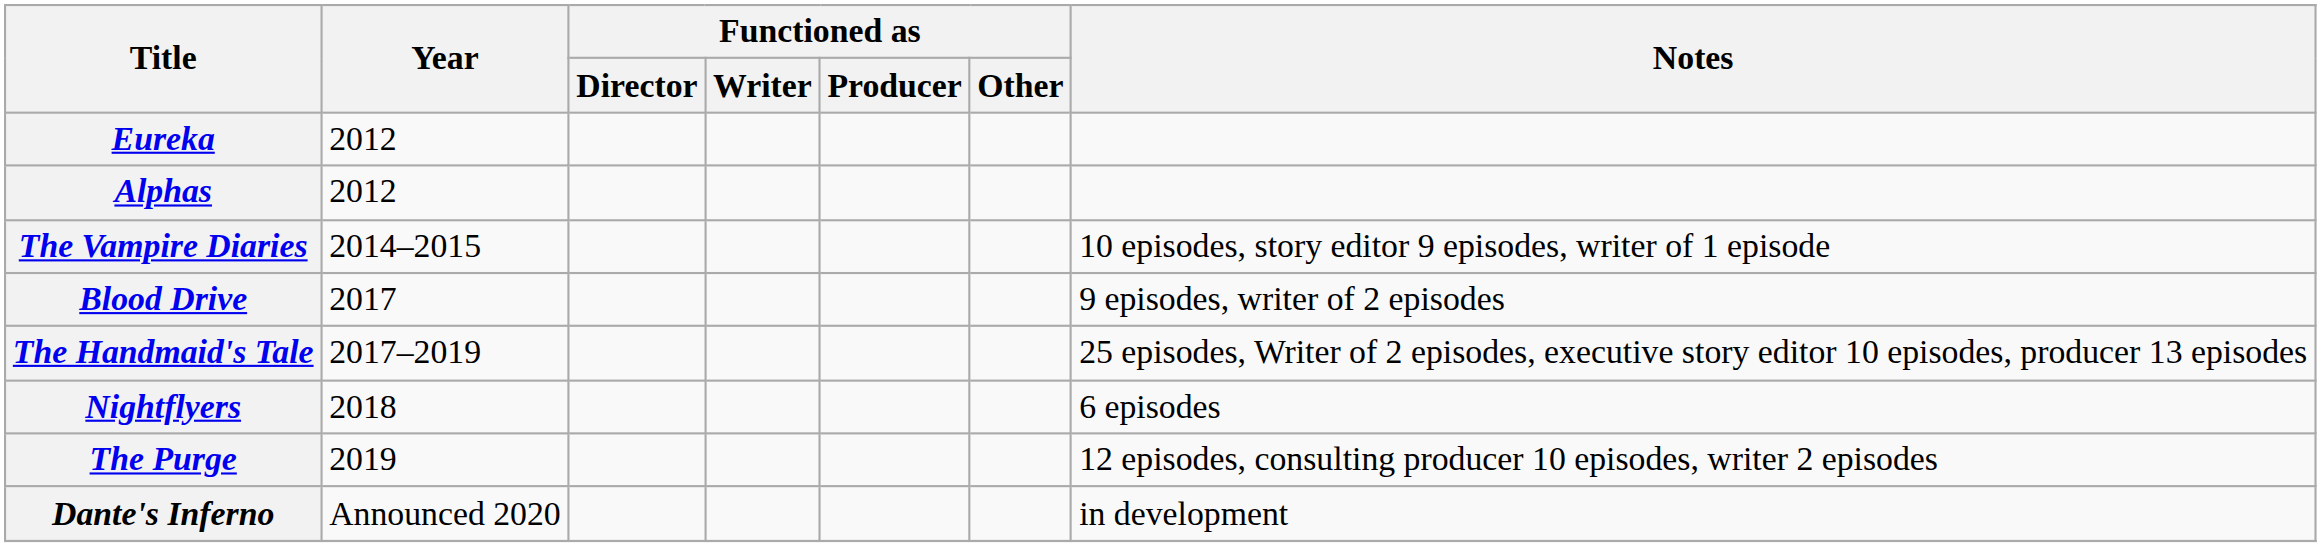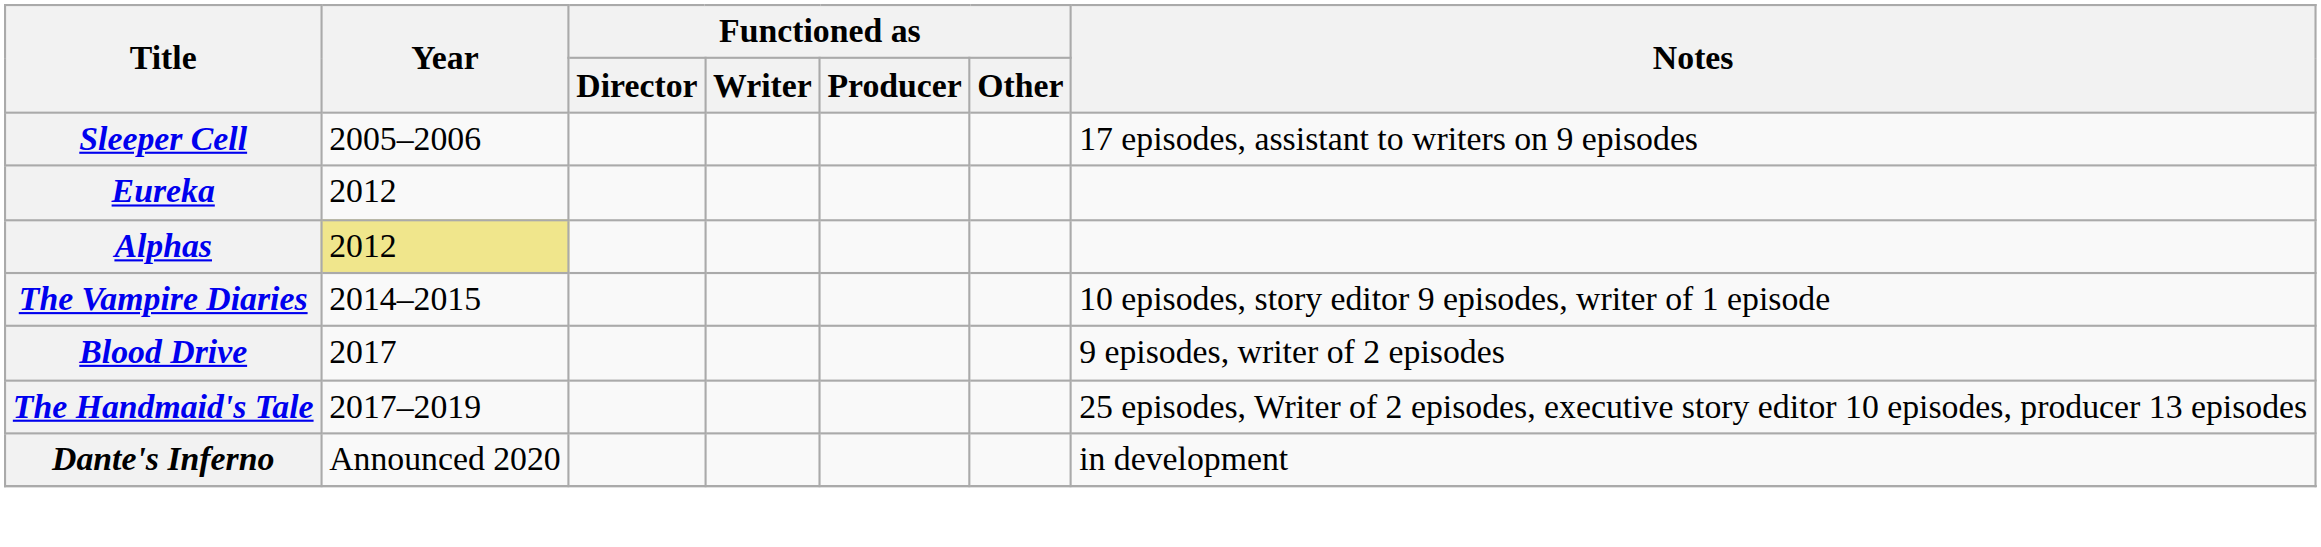+ row: (163, 138)
(363, 191) no background -> (363, 245) khaki background
- row: (163, 406)
- row: (163, 459)
